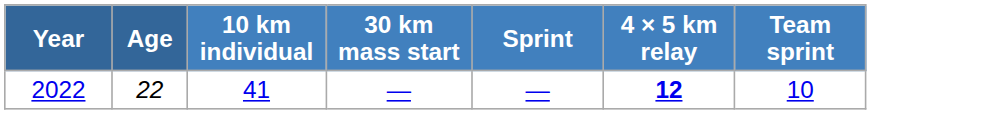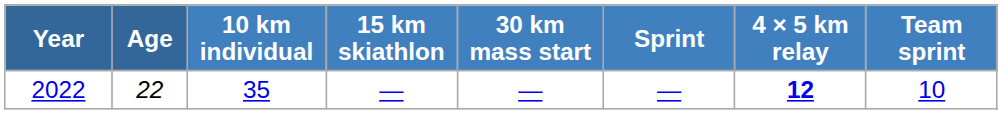+ column: (391, 38)
(257, 90) 41 -> (257, 90) 35
